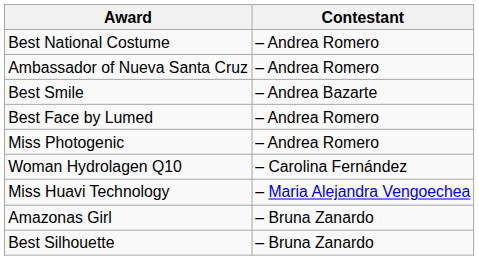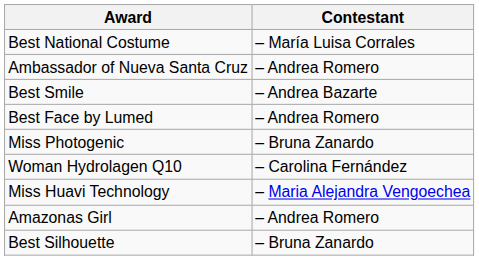(317, 42) – Andrea Romero -> (335, 42) – María Luisa Corrales
(317, 142) – Andrea Romero -> (314, 142) – Bruna Zanardo
(314, 217) – Bruna Zanardo -> (317, 217) – Andrea Romero
